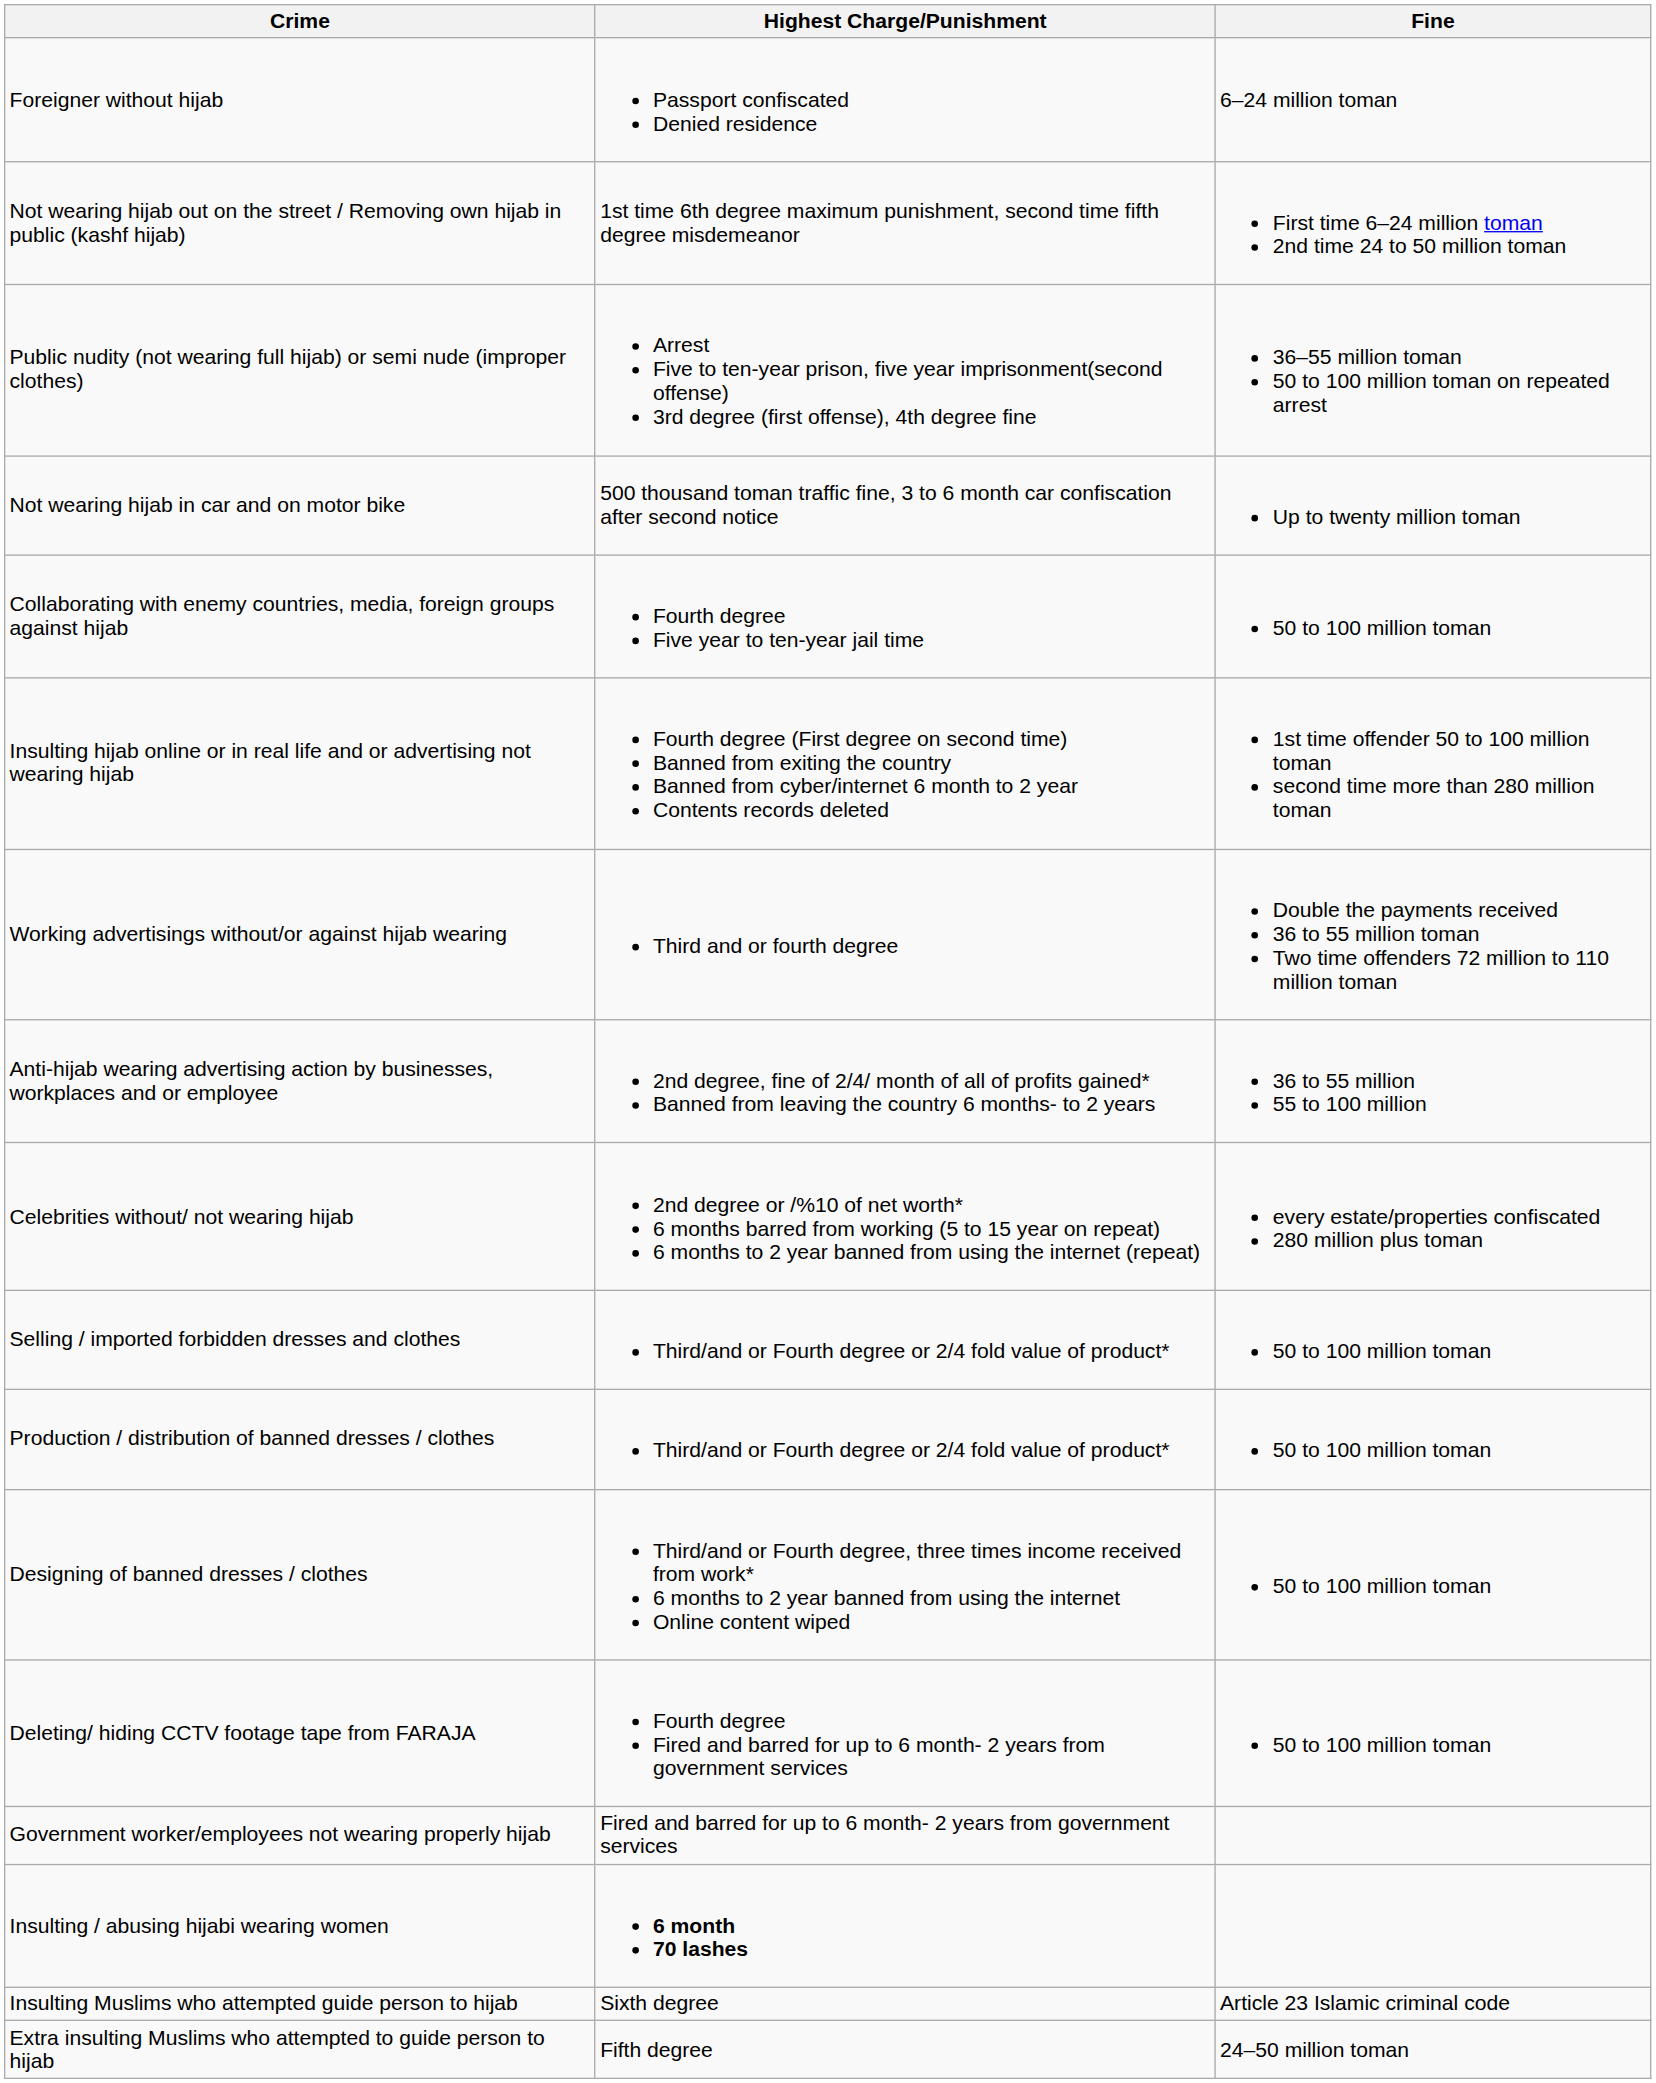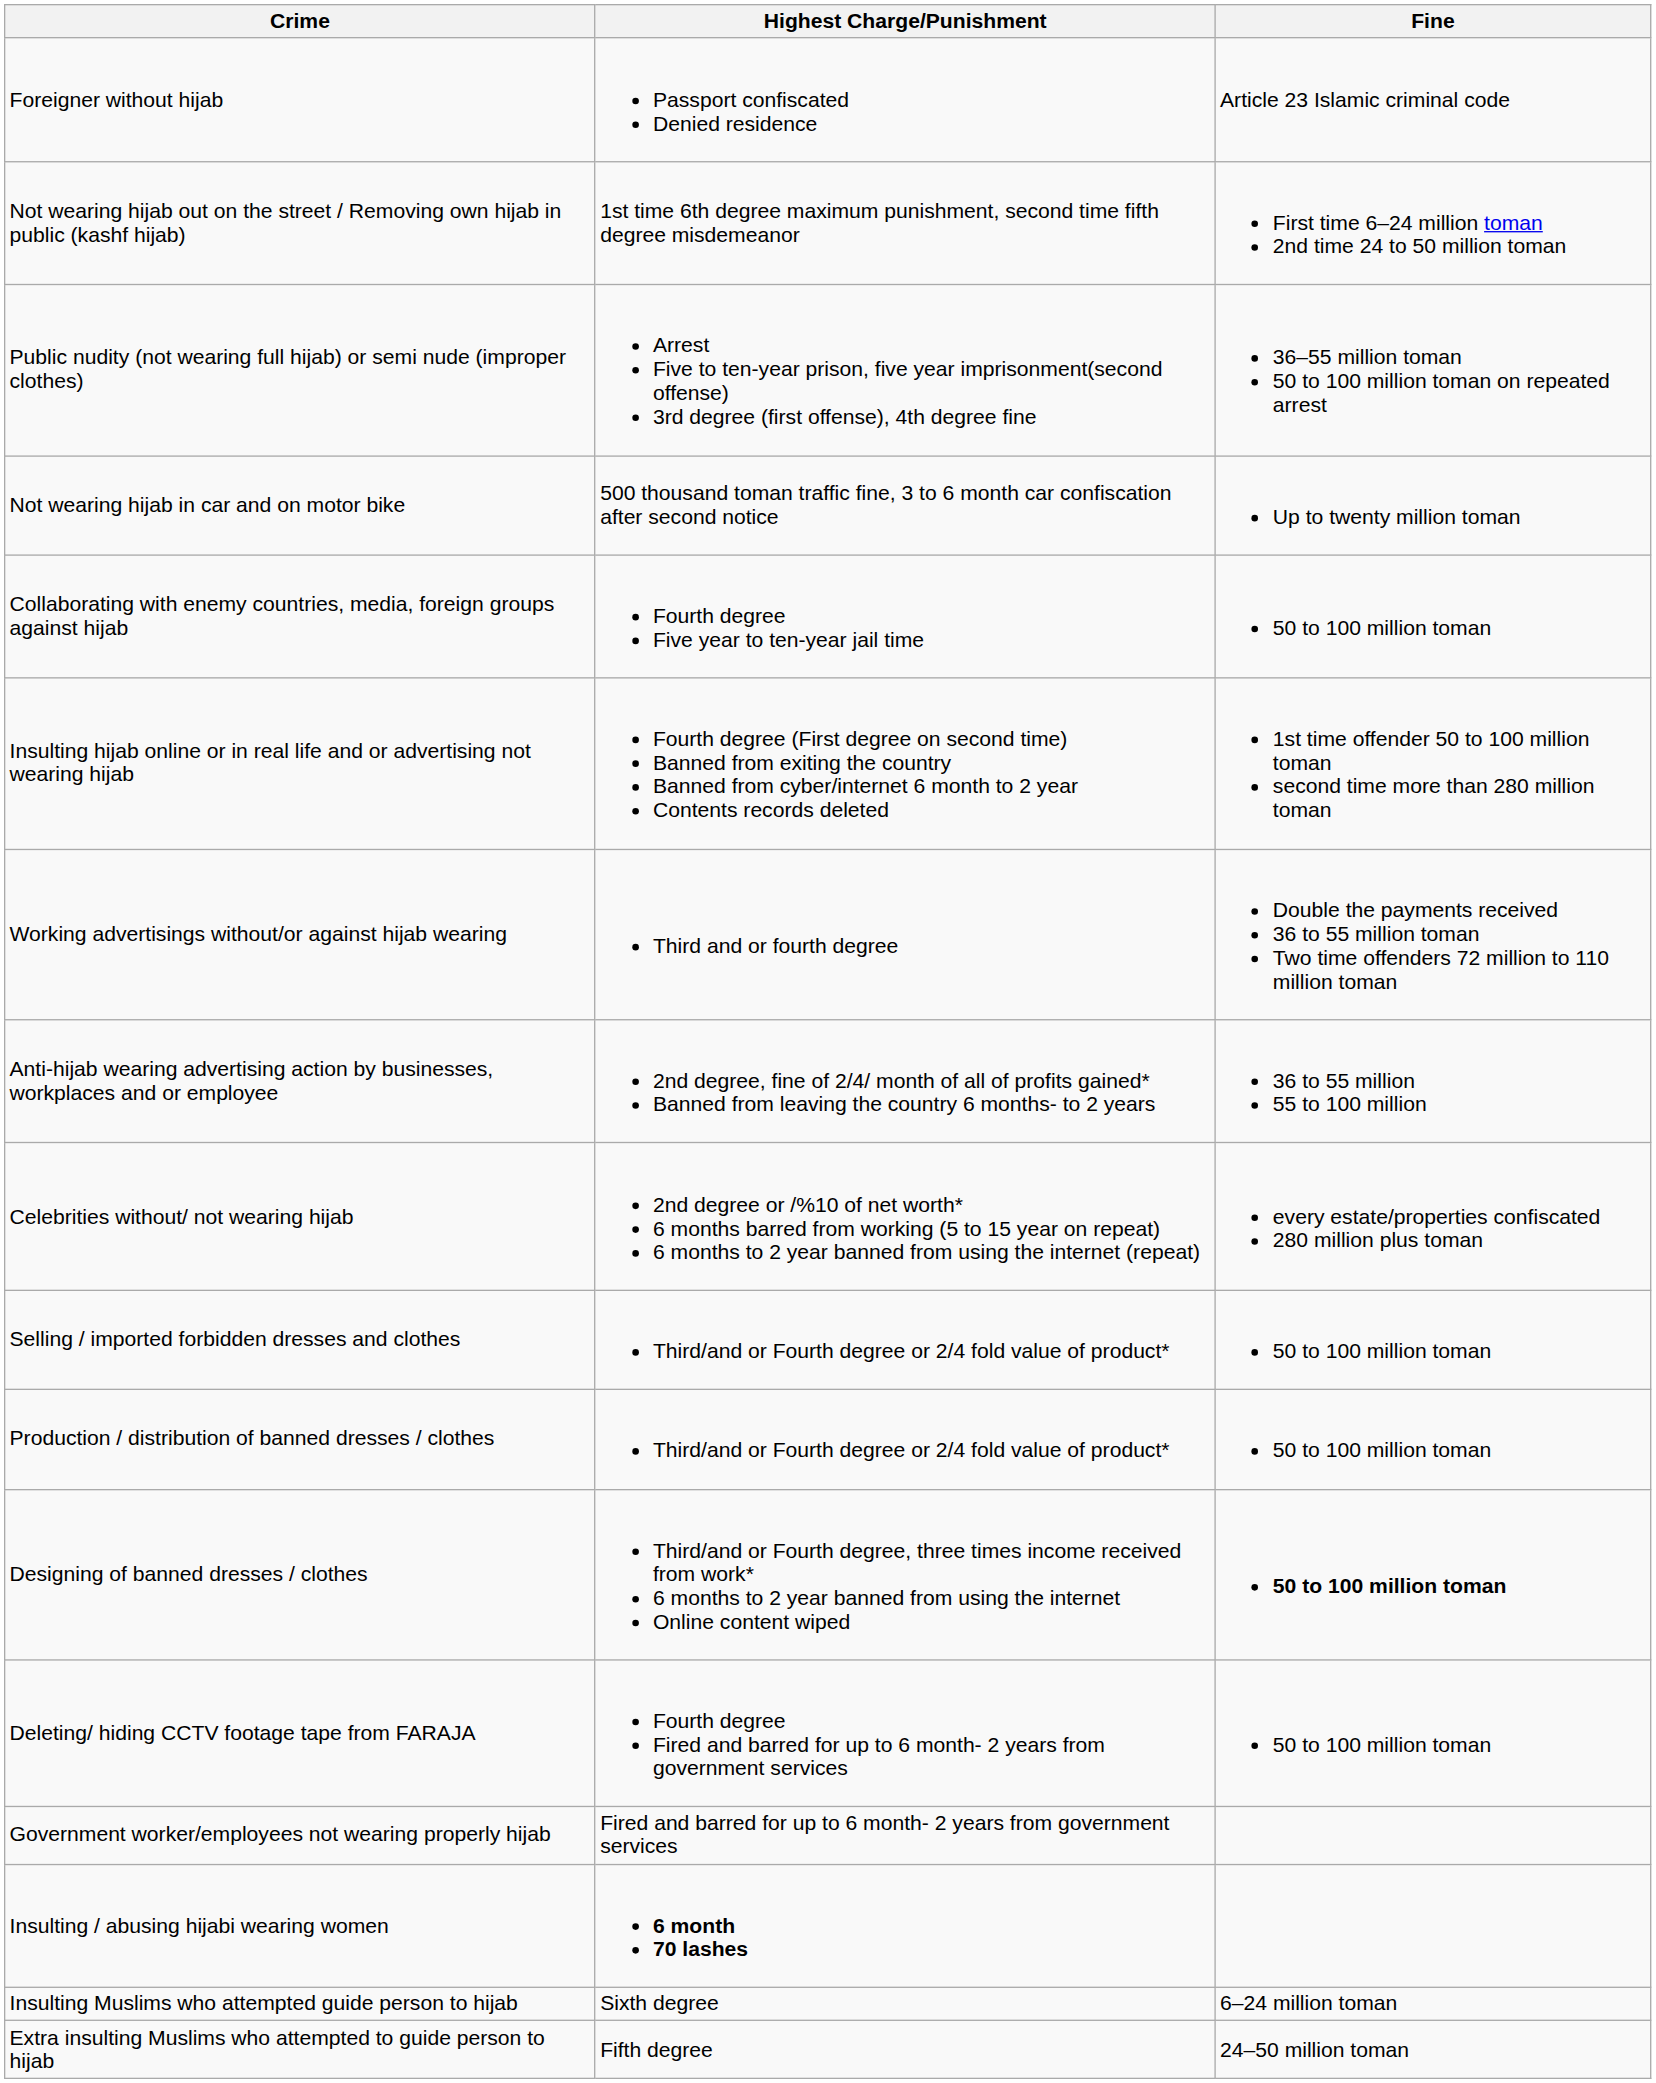(1309, 99) 6–24 million toman -> (1365, 99) Article 23 Islamic criminal code
(1433, 1586) normal -> (1433, 1586) bold
(1365, 2003) Article 23 Islamic criminal code -> (1309, 2003) 6–24 million toman
